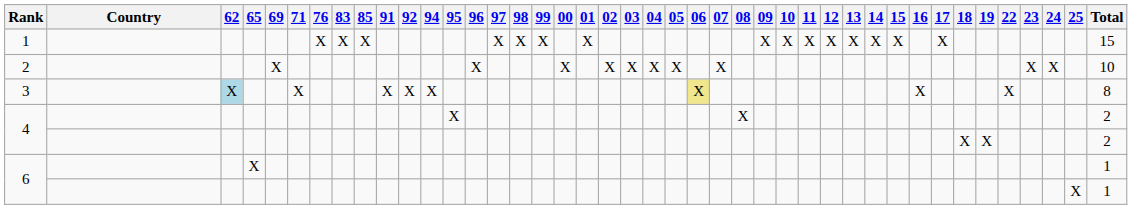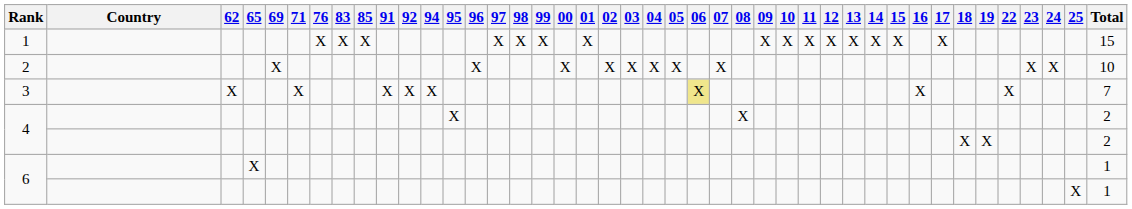(232, 91) lightblue background -> (232, 91) no background
(1107, 91) 8 -> (1107, 91) 7
